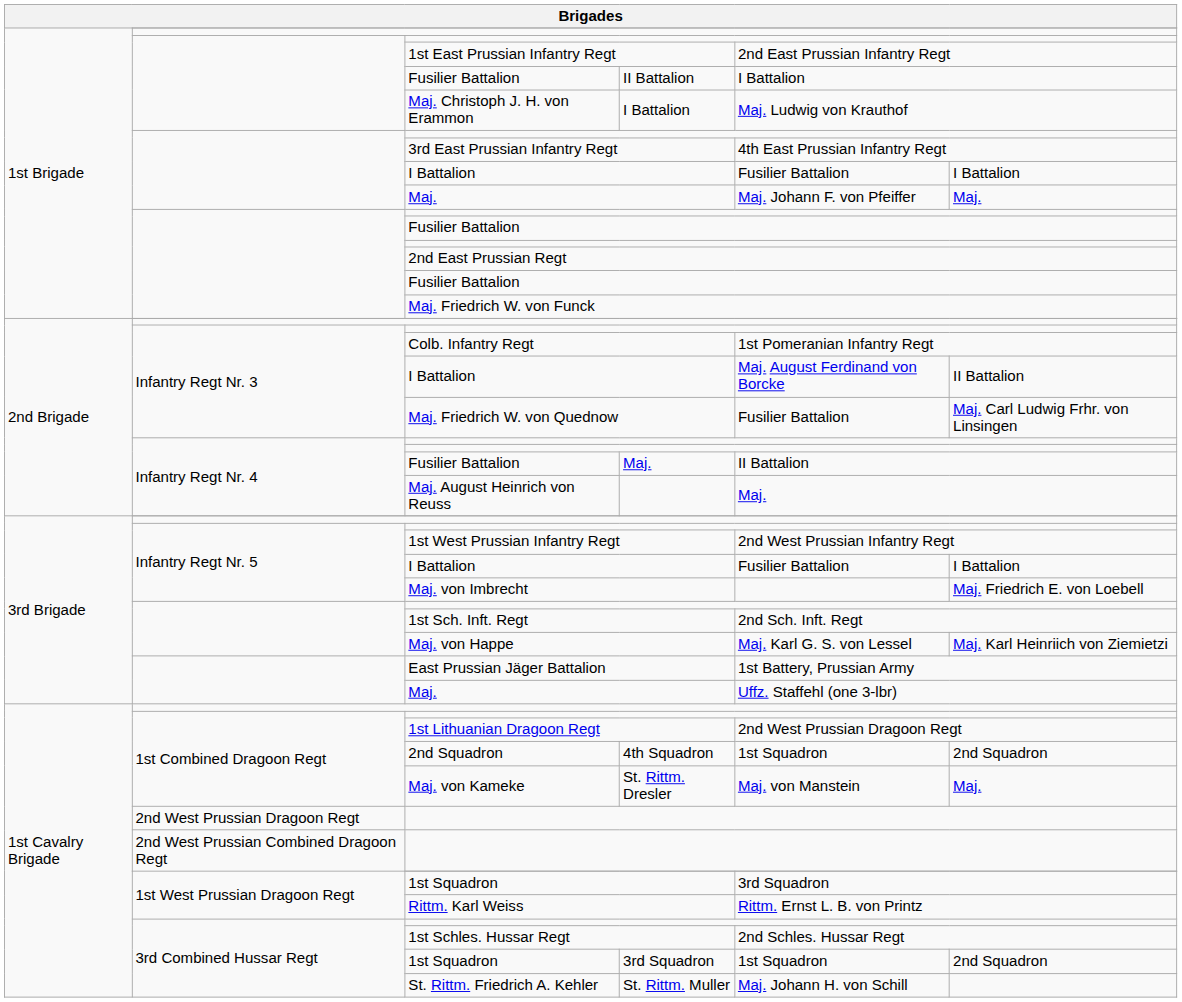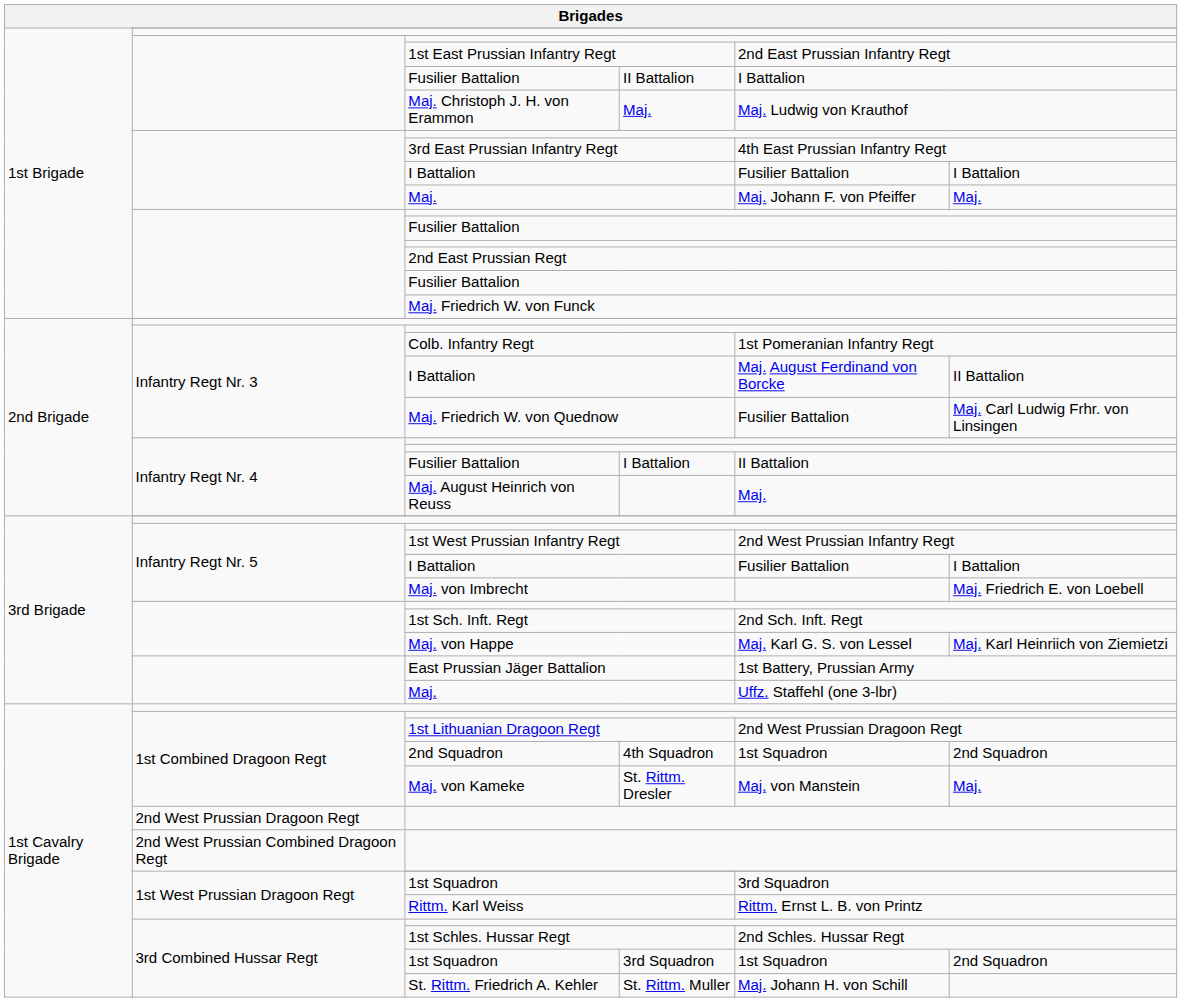(657, 110) I Battalion -> (637, 110) Maj.
(637, 463) Maj. -> (657, 463) I Battalion
